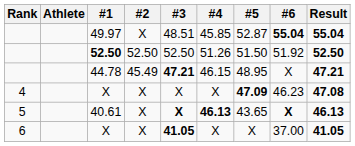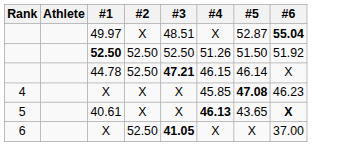- column: (328, 14)
(215, 33) 45.85 -> (215, 33) X
(142, 72) 45.49 -> (142, 72) 52.50
(252, 72) 48.95 -> (252, 72) 46.14
(215, 92) X -> (215, 92) 45.85
(252, 92) 47.09 -> (252, 92) 47.08
(179, 111) bold -> (179, 111) normal
(142, 131) X -> (142, 131) 52.50
